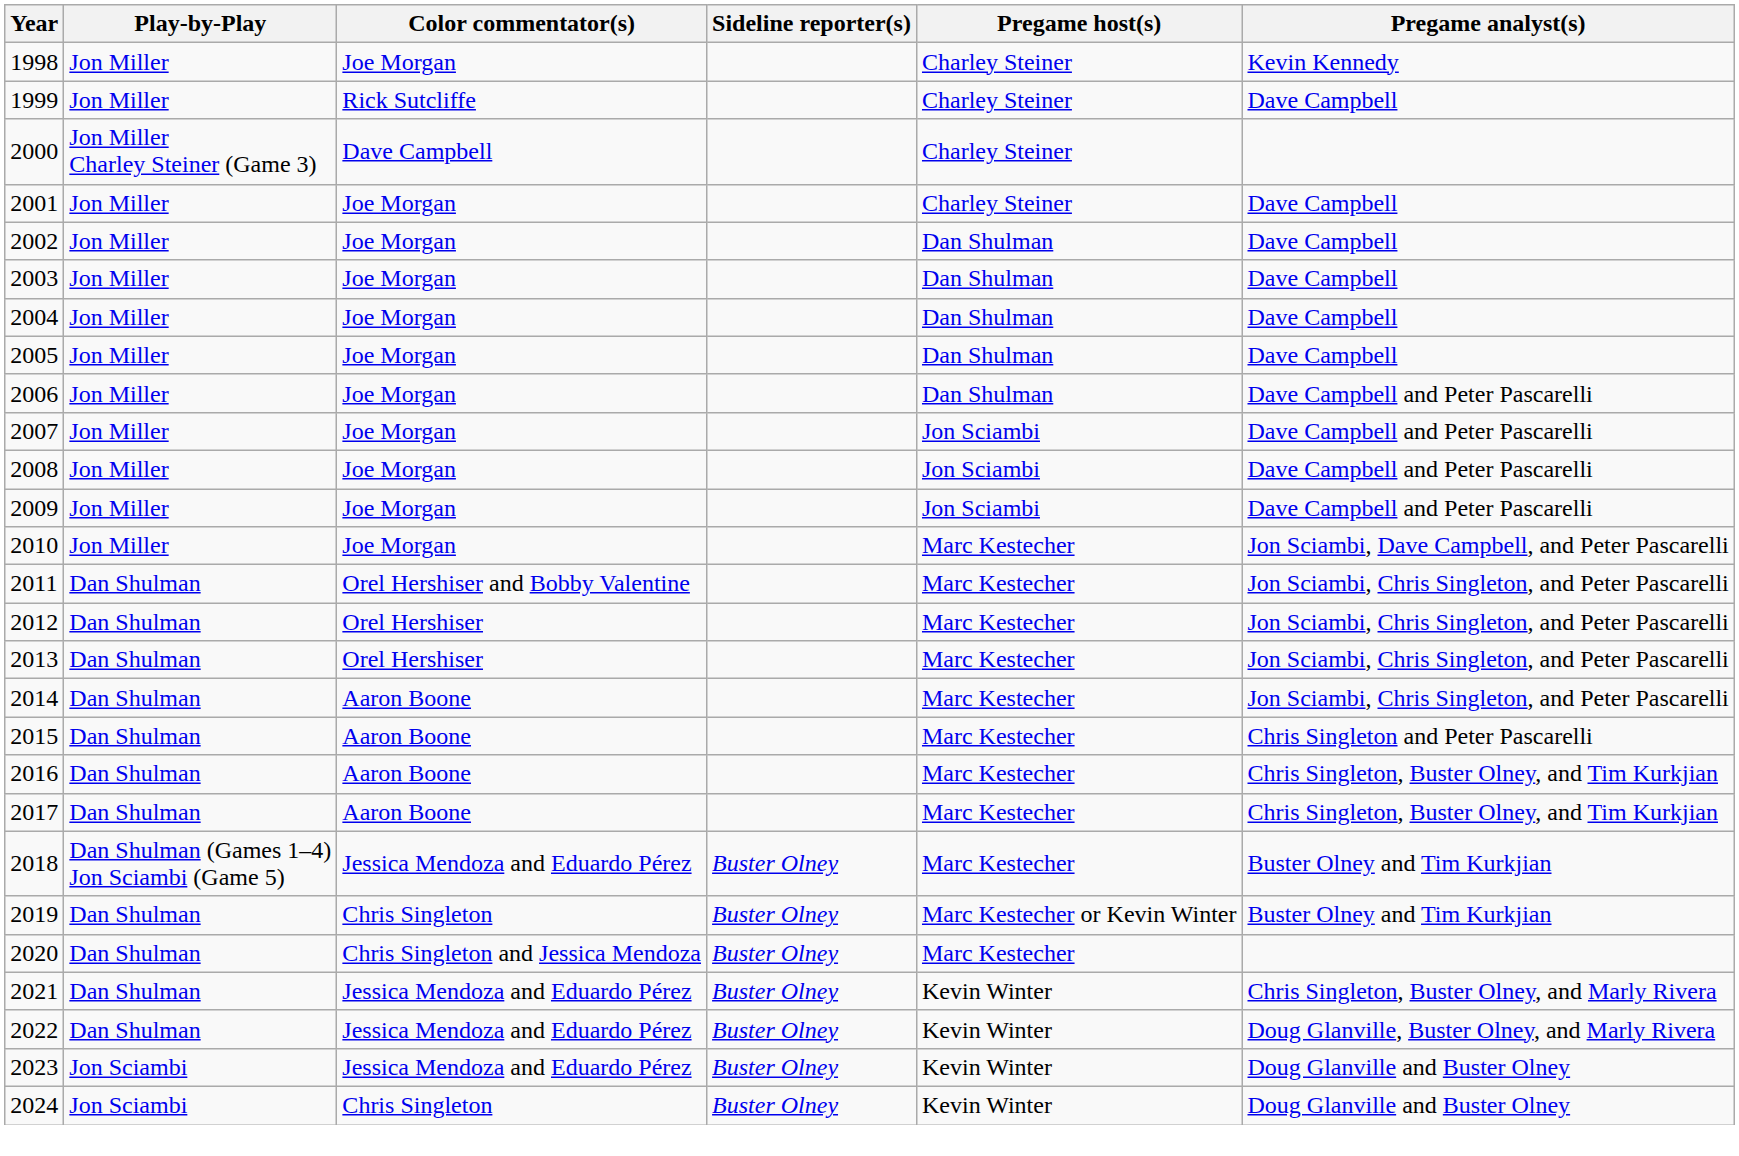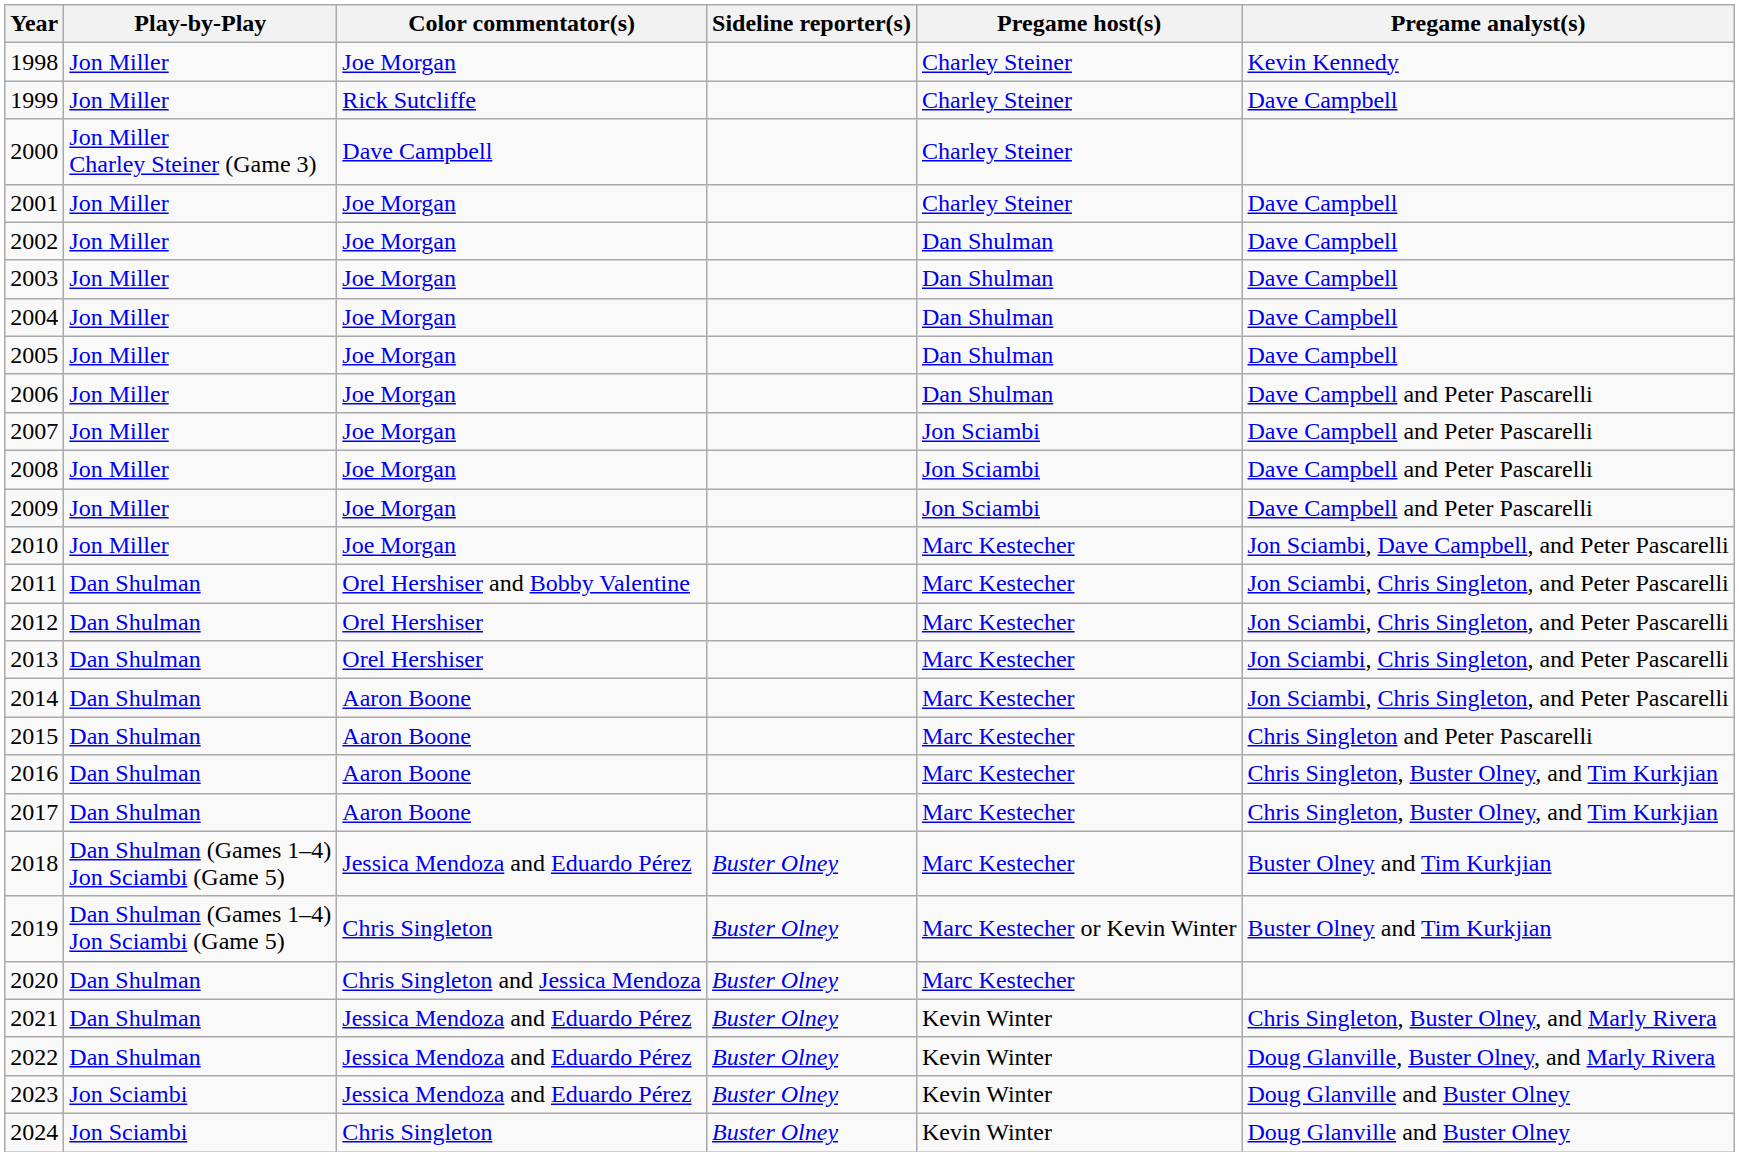(135, 914) Dan Shulman -> (200, 928) Dan Shulman (Games 1–4) Jon Sciambi (Game 5)
